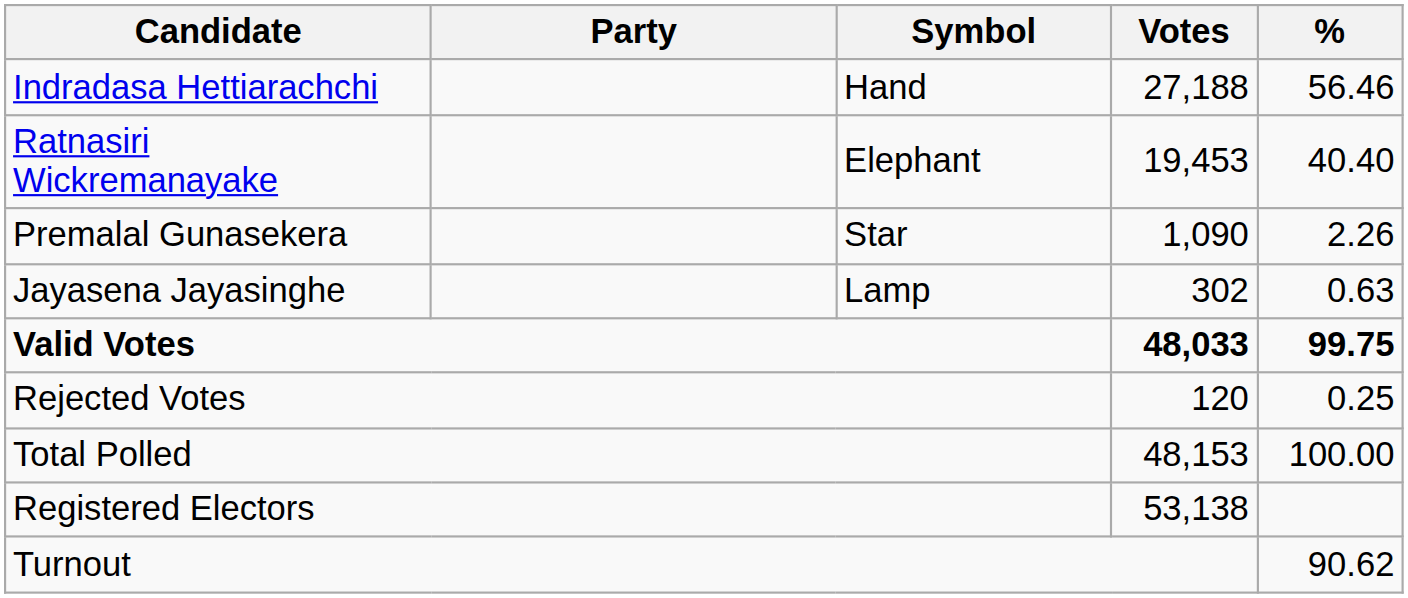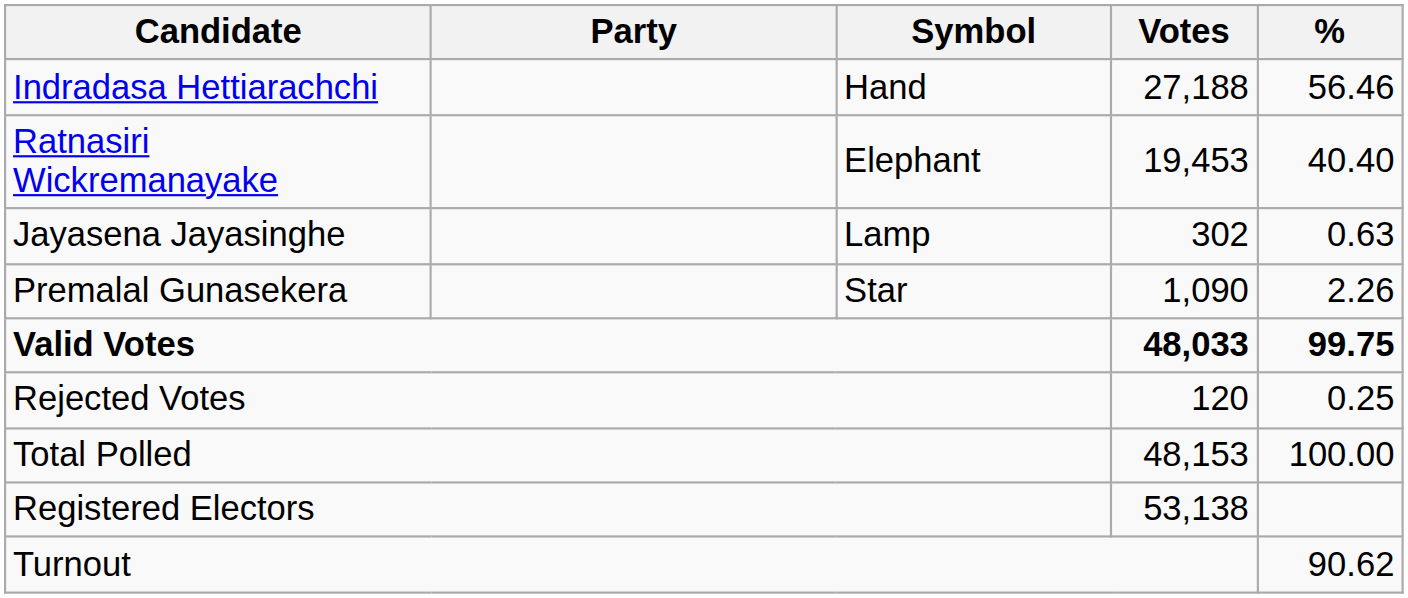rows swapped: (180, 235) <-> (179, 290)
